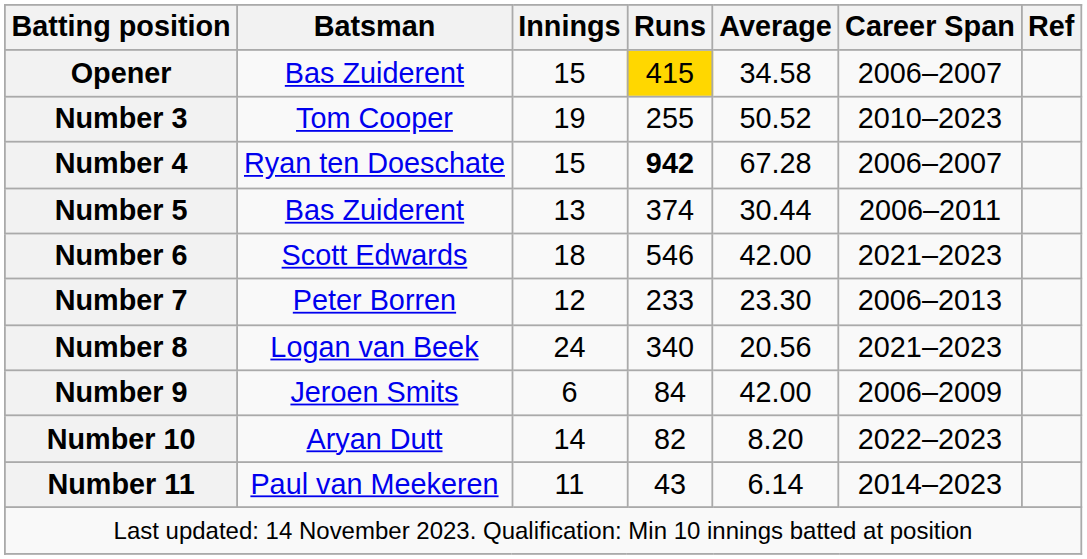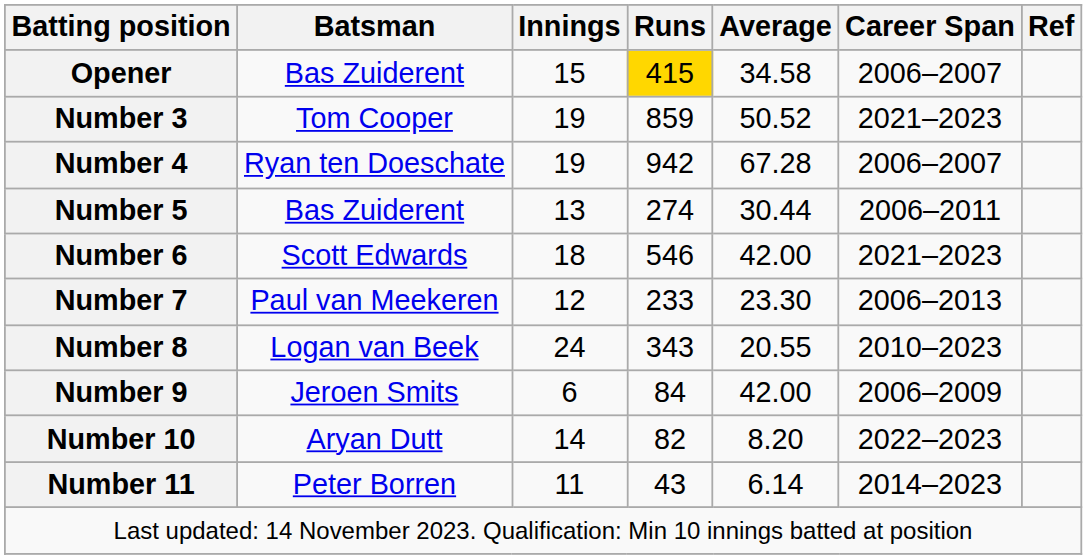(670, 118) 255 -> (670, 118) 859
(930, 118) 2010–2023 -> (930, 118) 2021–2023
(569, 164) 15 -> (569, 164) 19
(670, 164) bold -> (670, 164) normal
(670, 210) 374 -> (670, 210) 274
(374, 301) Peter Borren -> (374, 301) Paul van Meekeren
(670, 347) 340 -> (670, 347) 343
(775, 347) 20.56 -> (775, 347) 20.55
(930, 347) 2021–2023 -> (930, 347) 2010–2023
(374, 484) Paul van Meekeren -> (374, 484) Peter Borren
